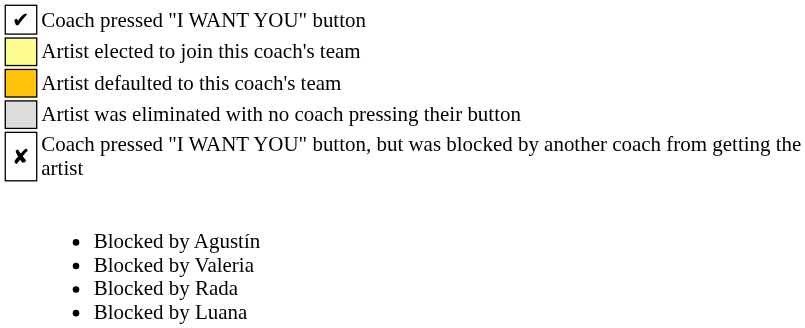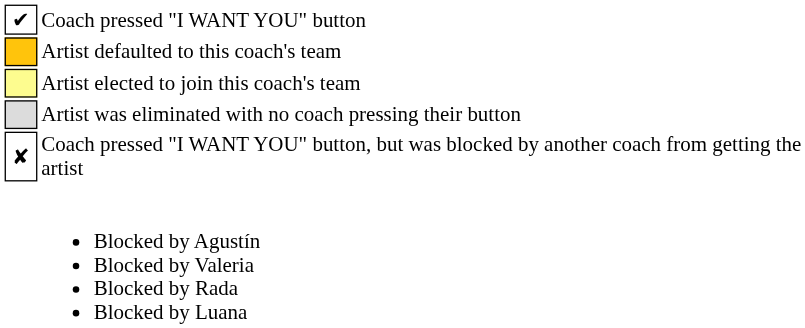rows swapped: (201, 51) <-> (191, 83)
